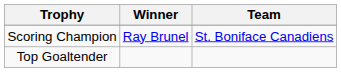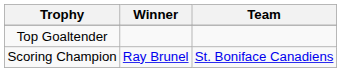rows swapped: (62, 57) <-> (62, 36)
